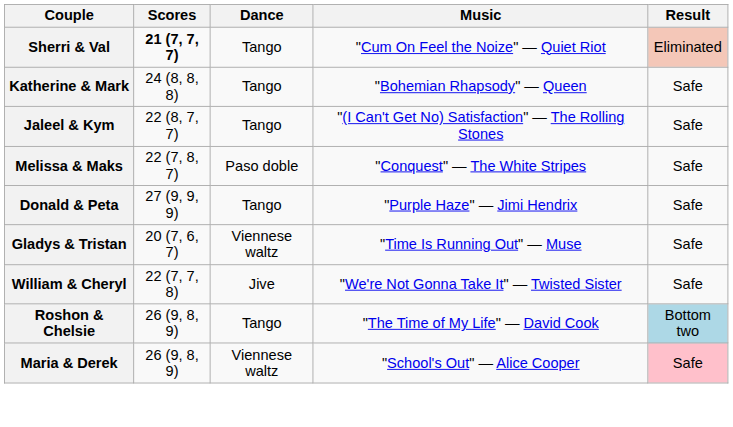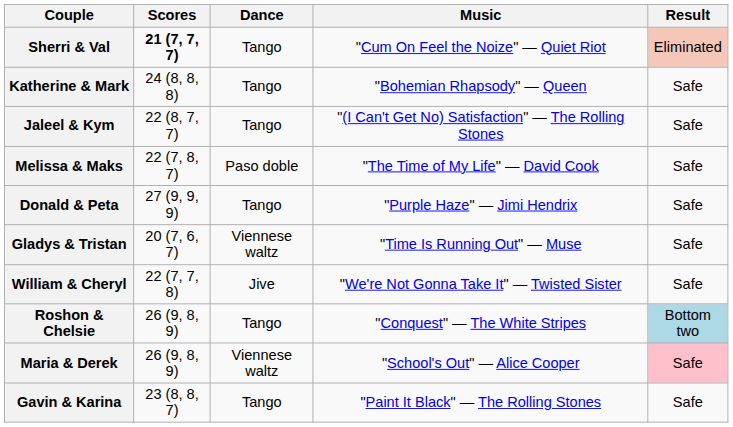(481, 165) "Conquest" — The White Stripes -> (481, 165) "The Time of My Life" — David Cook
(481, 323) "The Time of My Life" — David Cook -> (481, 323) "Conquest" — The White Stripes
+ row: (69, 402)
